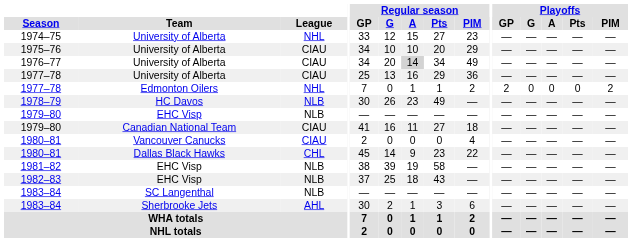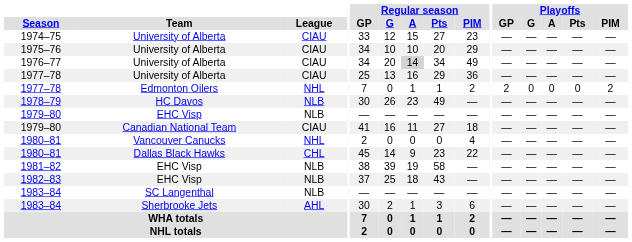(314, 36) NHL -> (314, 36) CIAU
(314, 140) CIAU -> (314, 140) NHL
